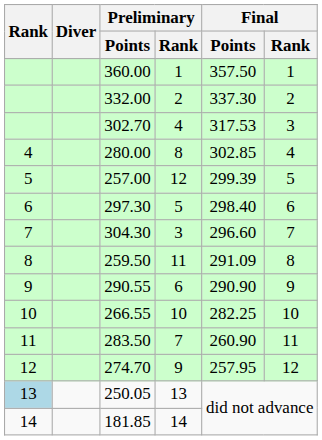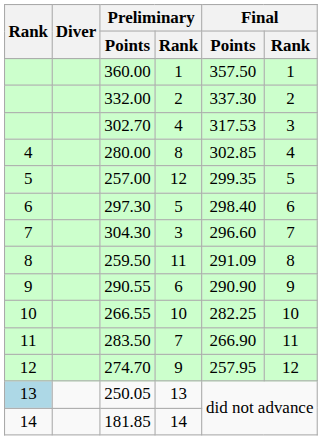(233, 179) 299.39 -> (233, 179) 299.35
(233, 340) 260.90 -> (233, 340) 266.90
